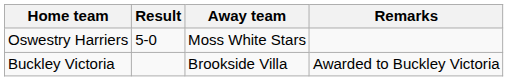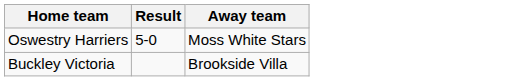- column: (406, 16)
